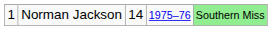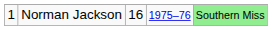(136, 15) 14 -> (136, 15) 16
